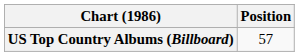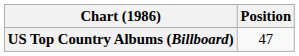(266, 39) 57 -> (266, 39) 47
